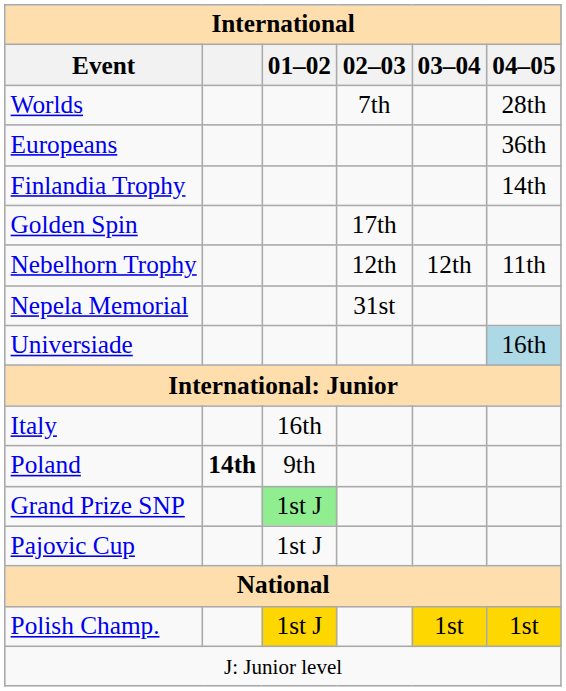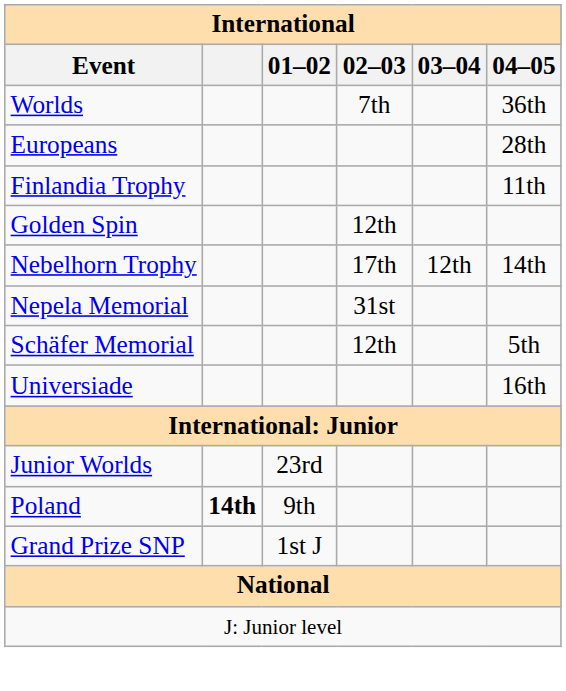(524, 104) 28th -> (524, 104) 36th
(524, 144) 36th -> (524, 144) 28th
(524, 184) 14th -> (524, 184) 11th
(374, 225) 17th -> (374, 225) 12th
(374, 265) 12th -> (374, 265) 17th
(524, 265) 11th -> (524, 265) 14th
+ row: (102, 345)
(524, 345) lightblue background -> (524, 385) no background
+ row: (81, 465)
- row: (34, 425)
(299, 505) lightgreen background -> (299, 545) no background
- row: (73, 545)
- row: (85, 625)
